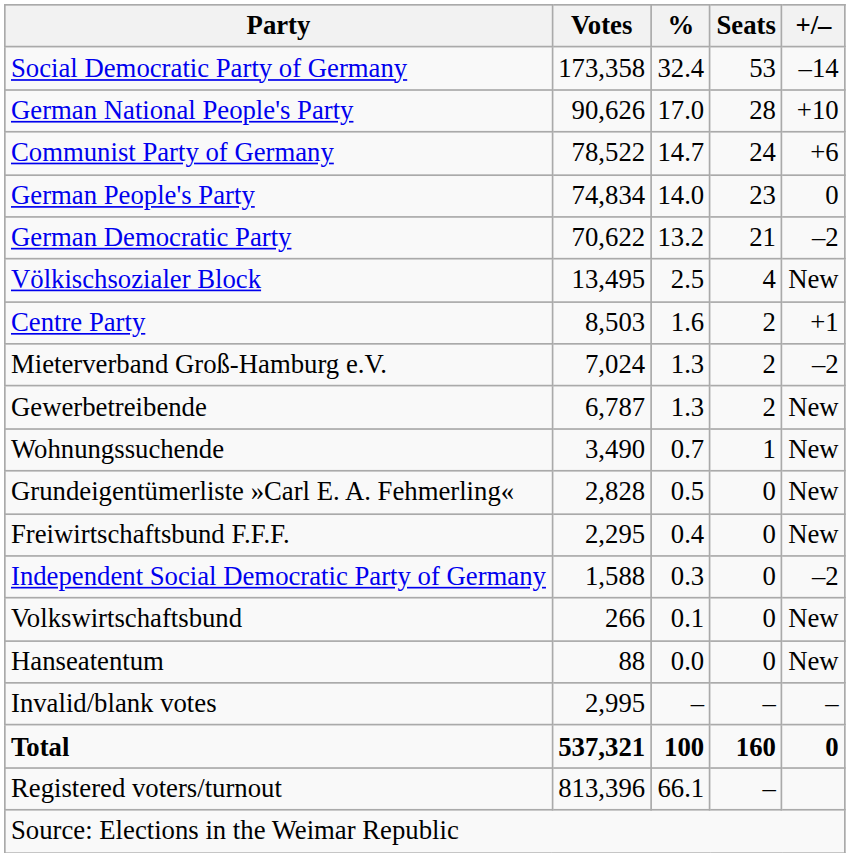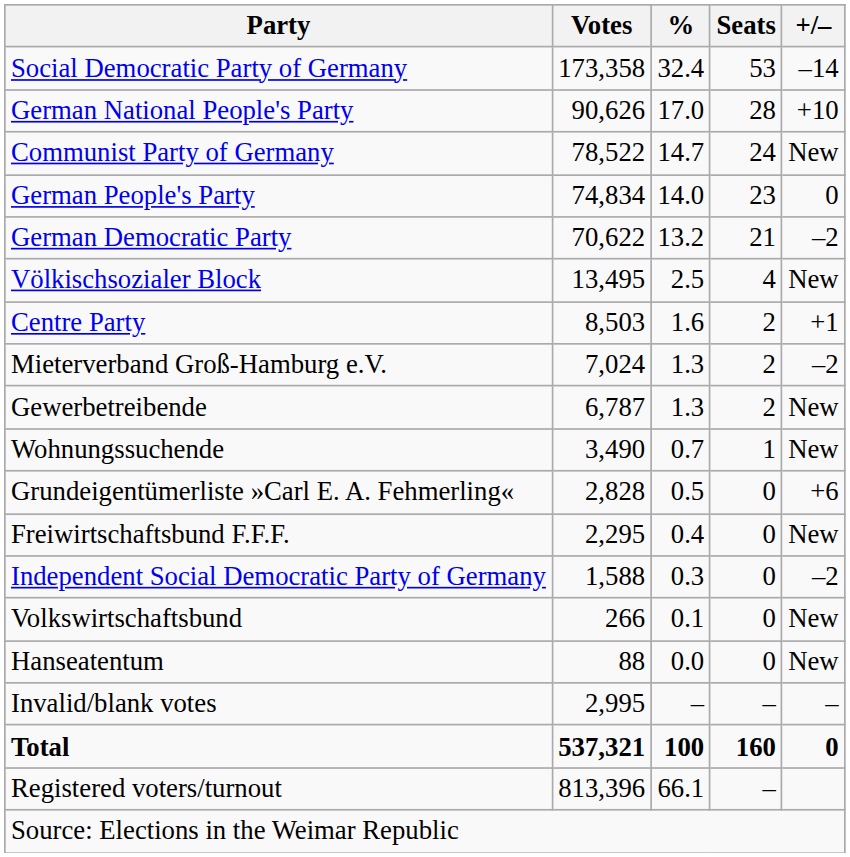(824, 152) +6 -> (813, 152) New
(813, 491) New -> (824, 491) +6
